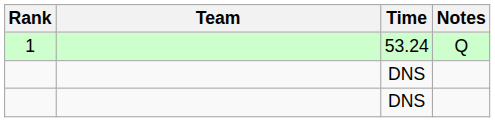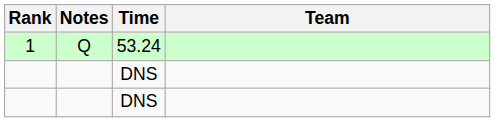columns swapped: (218, 18) <-> (461, 18)
